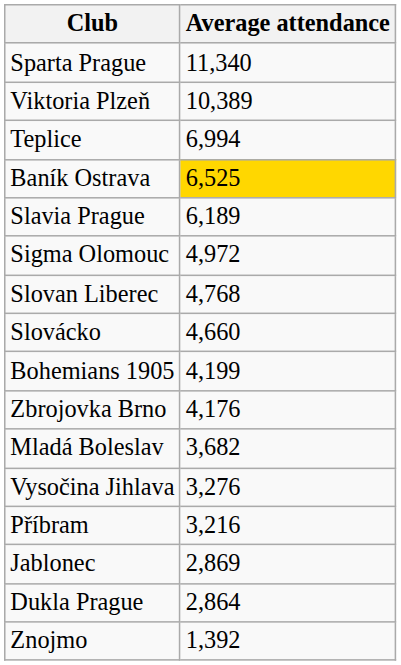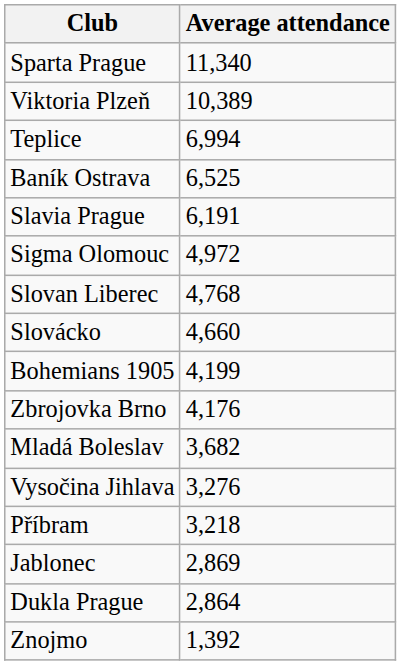(213, 178) gold background -> (213, 178) no background
(213, 216) 6,189 -> (213, 216) 6,191
(213, 525) 3,216 -> (213, 525) 3,218
